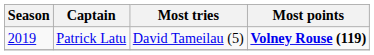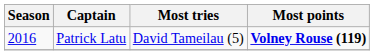(22, 38) 2019 -> (22, 38) 2016
